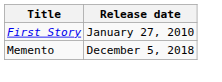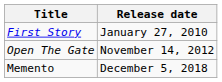+ row: (51, 50)
